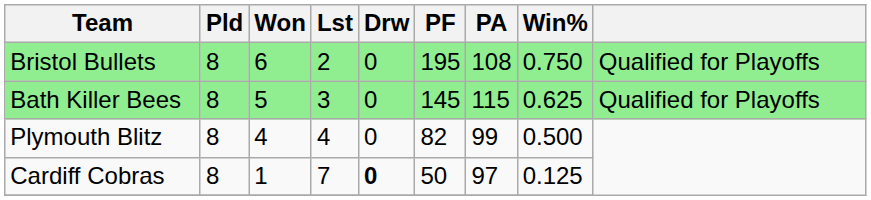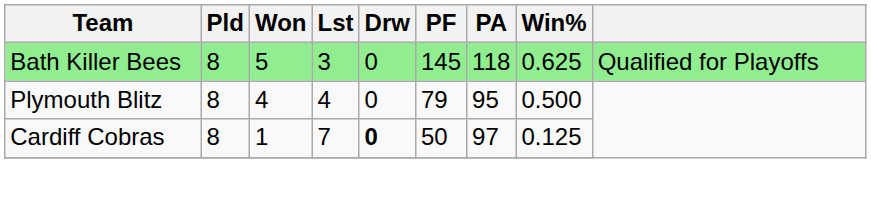- row: (83, 61)
(491, 99) 115 -> (491, 61) 118
(434, 137) 82 -> (434, 99) 79
(485, 137) 99 -> (485, 99) 95
